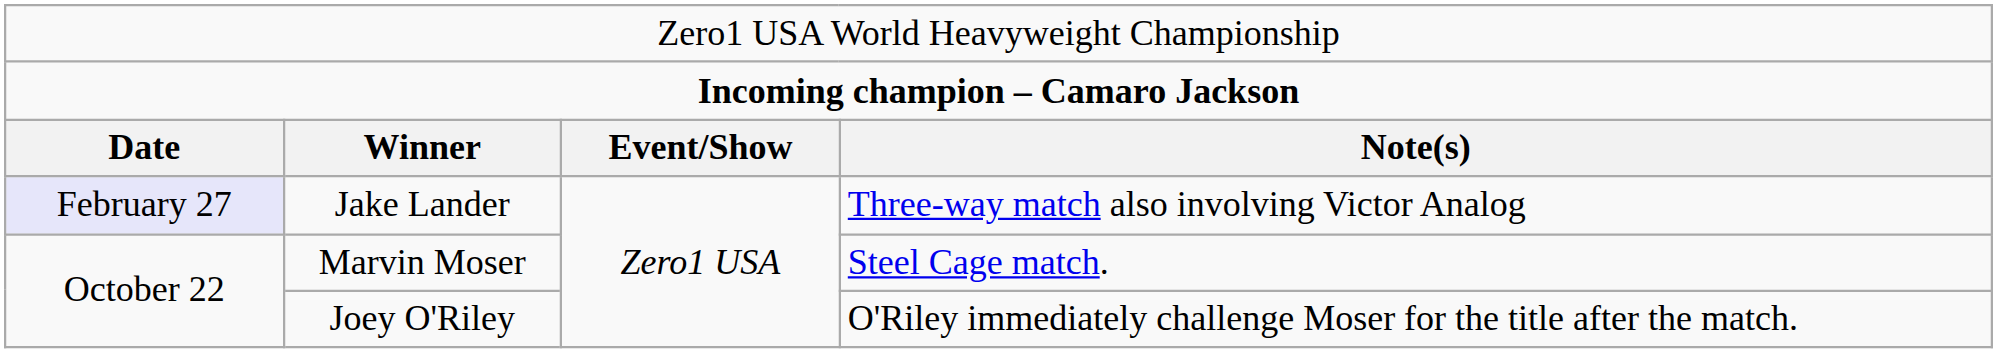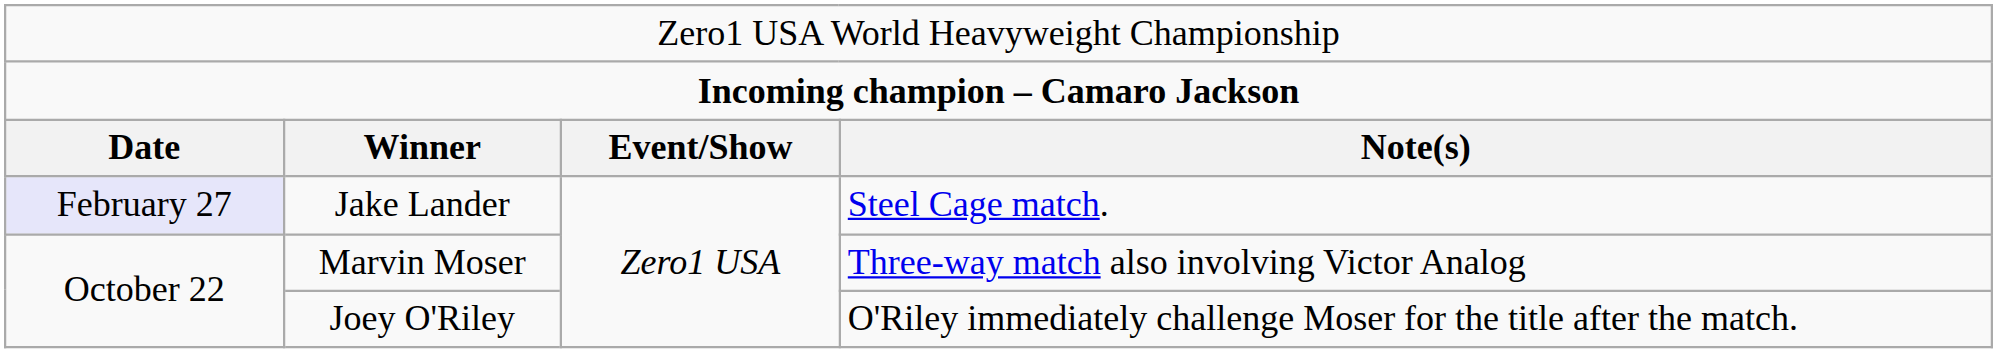(1187, 204) Three-way match also involving Victor Analog -> (978, 204) Steel Cage match.
(978, 261) Steel Cage match. -> (1187, 261) Three-way match also involving Victor Analog
